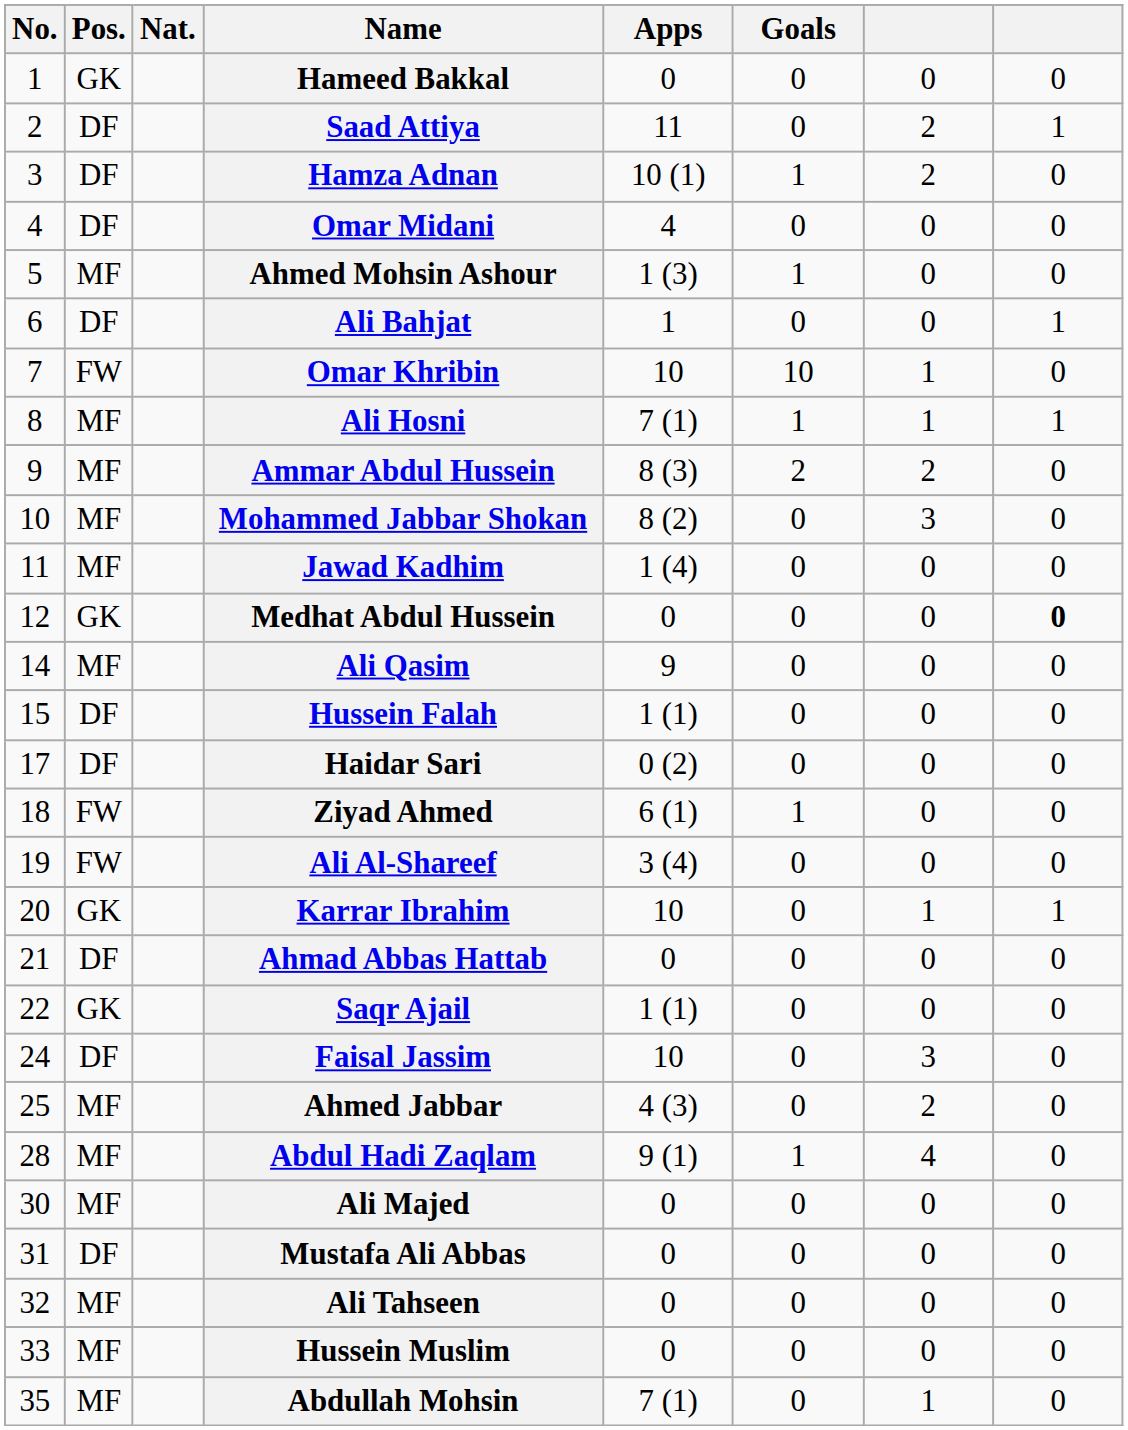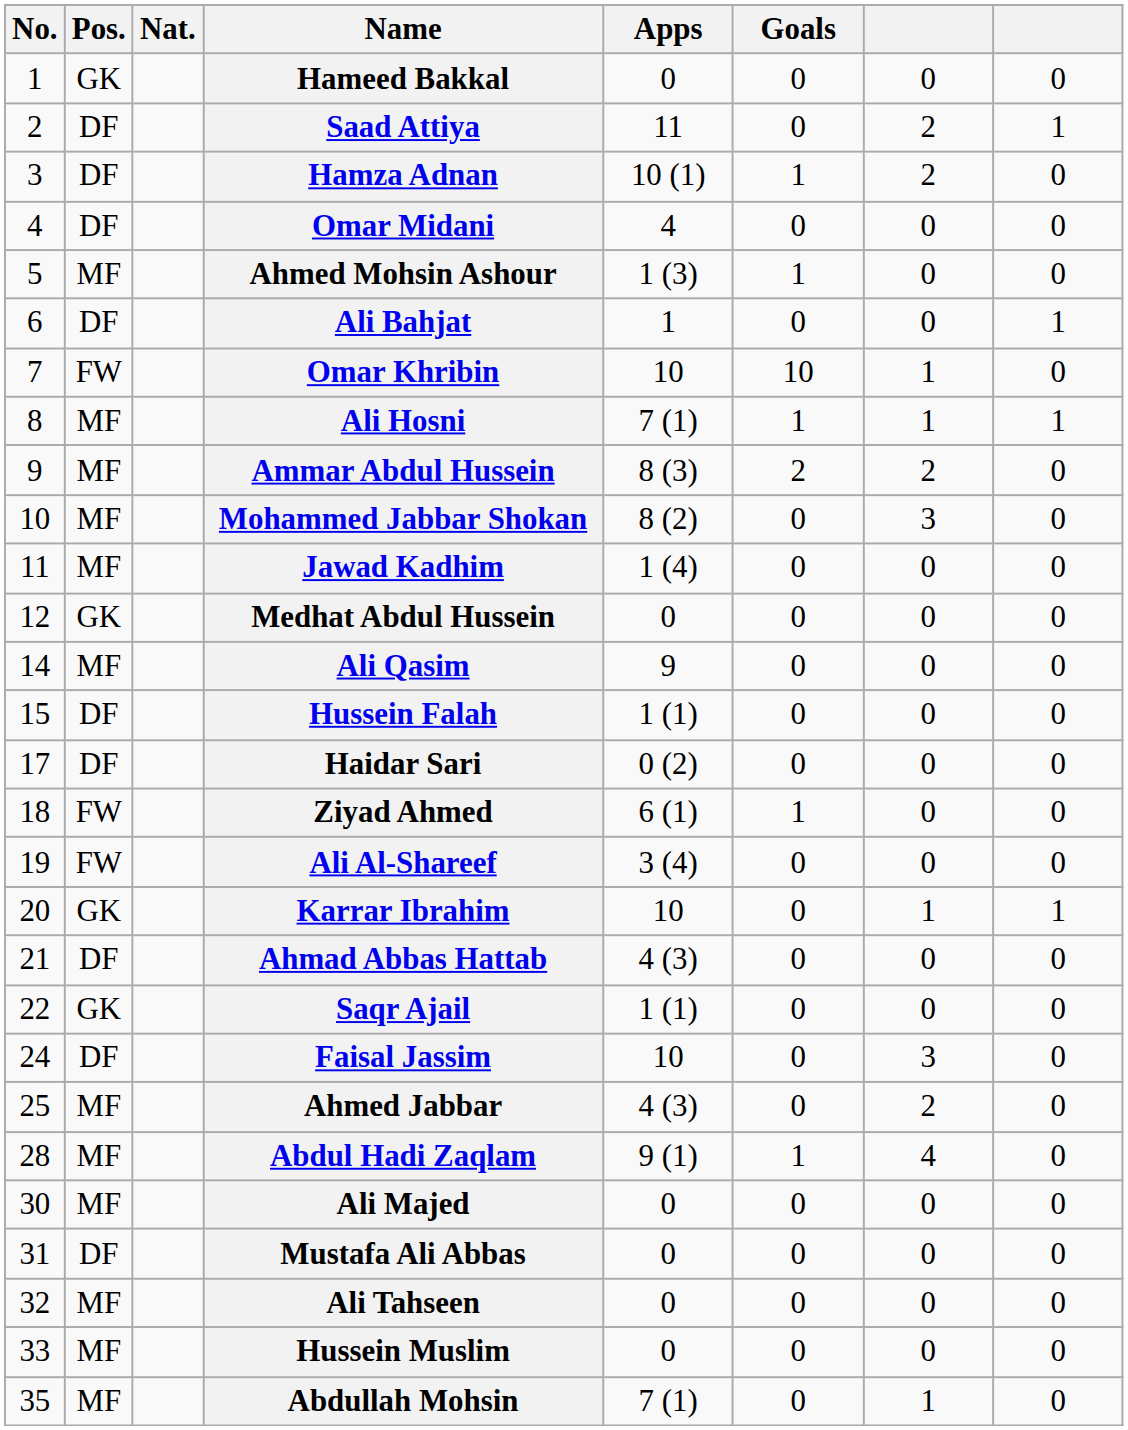(1058, 616) bold -> (1058, 616) normal
(668, 959) 0 -> (668, 959) 4 (3)
